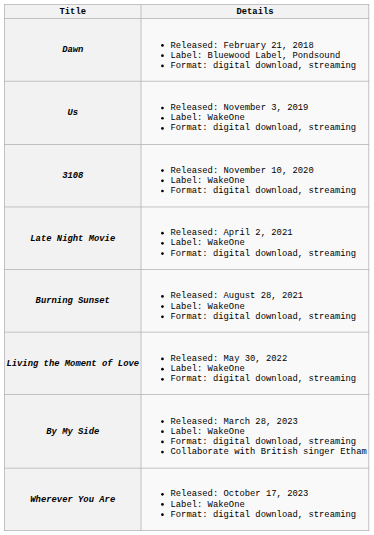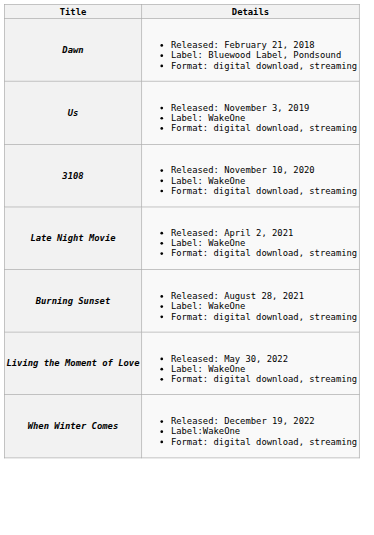+ row: (73, 426)
- row: (73, 431)
- row: (73, 499)
